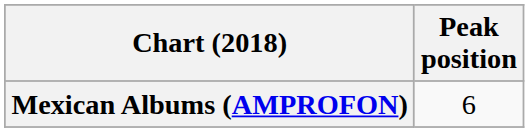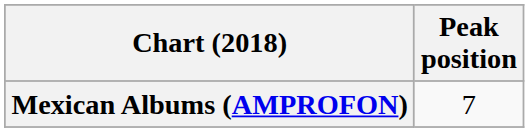(469, 103) 6 -> (469, 103) 7
